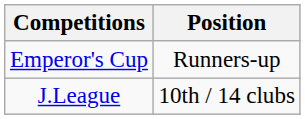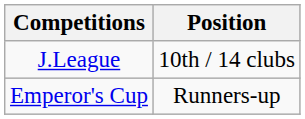rows swapped: (79, 95) <-> (79, 59)
